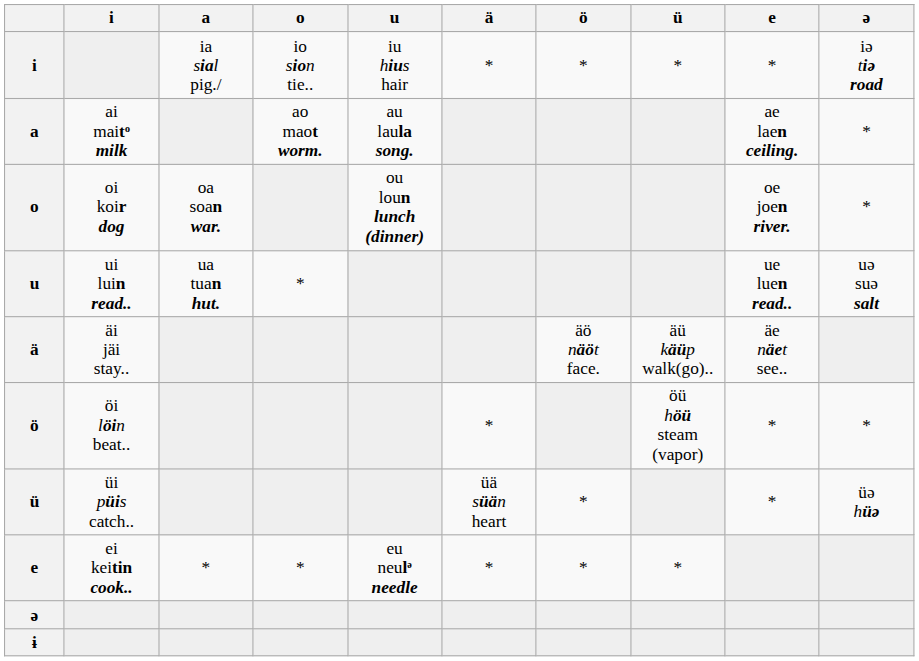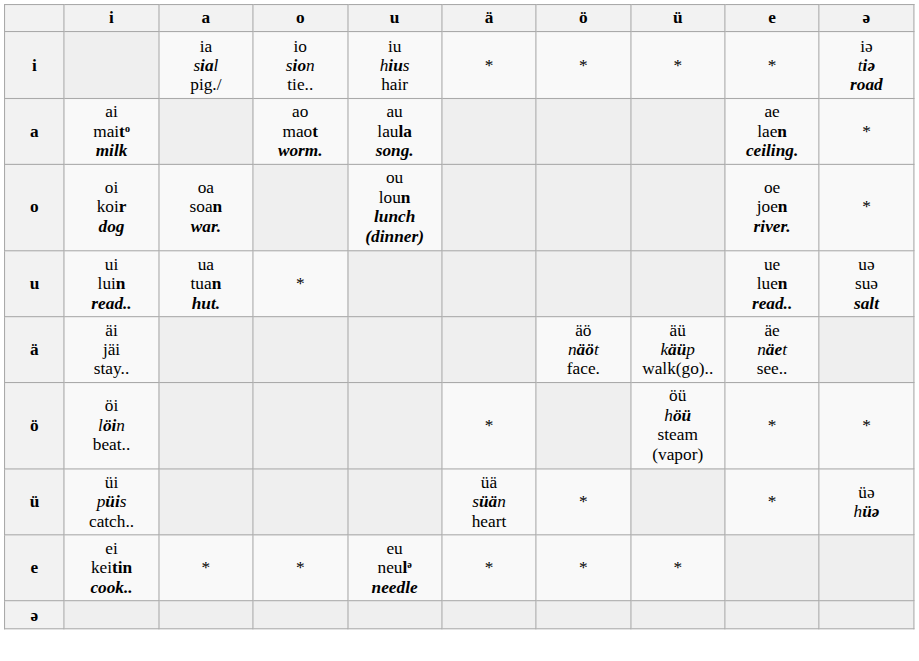- row: (34, 642)
